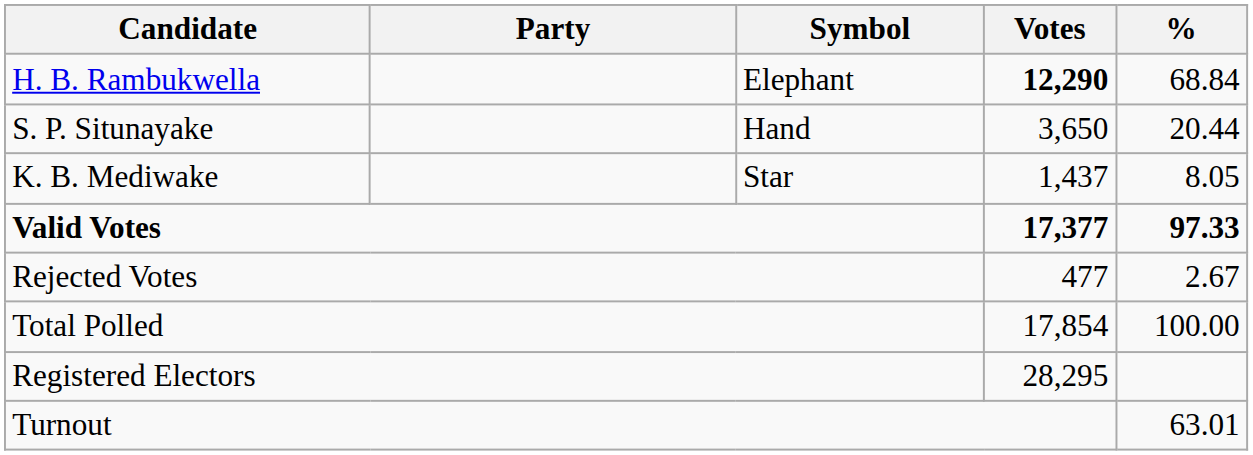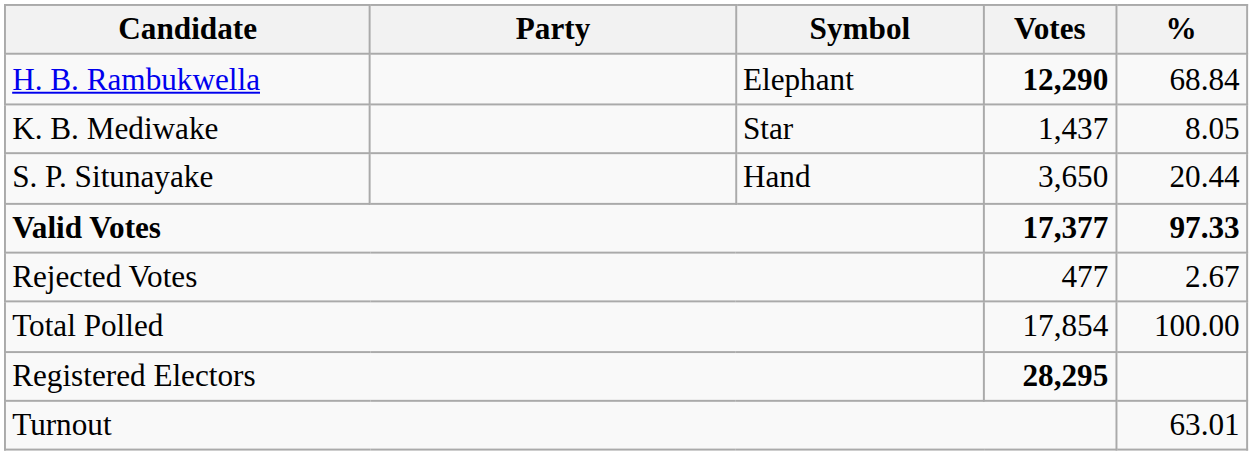rows swapped: (113, 128) <-> (115, 177)
(1065, 375) normal -> (1065, 375) bold
